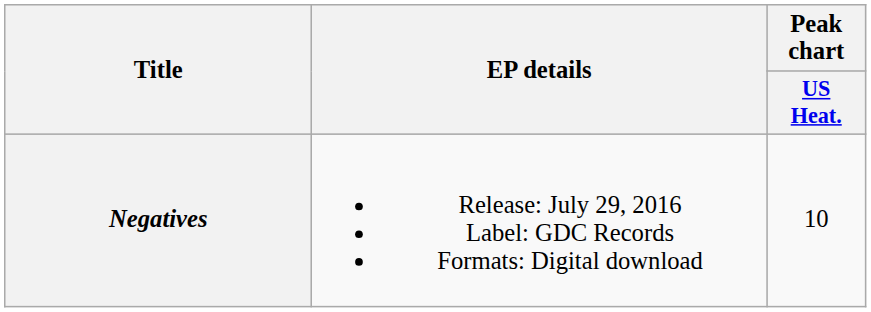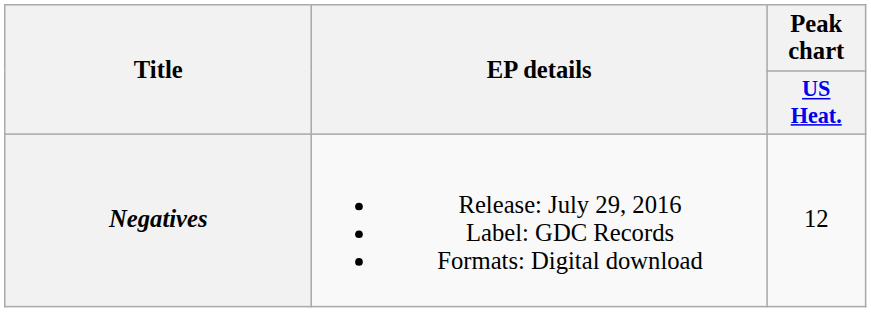(816, 219) 10 -> (816, 219) 12
